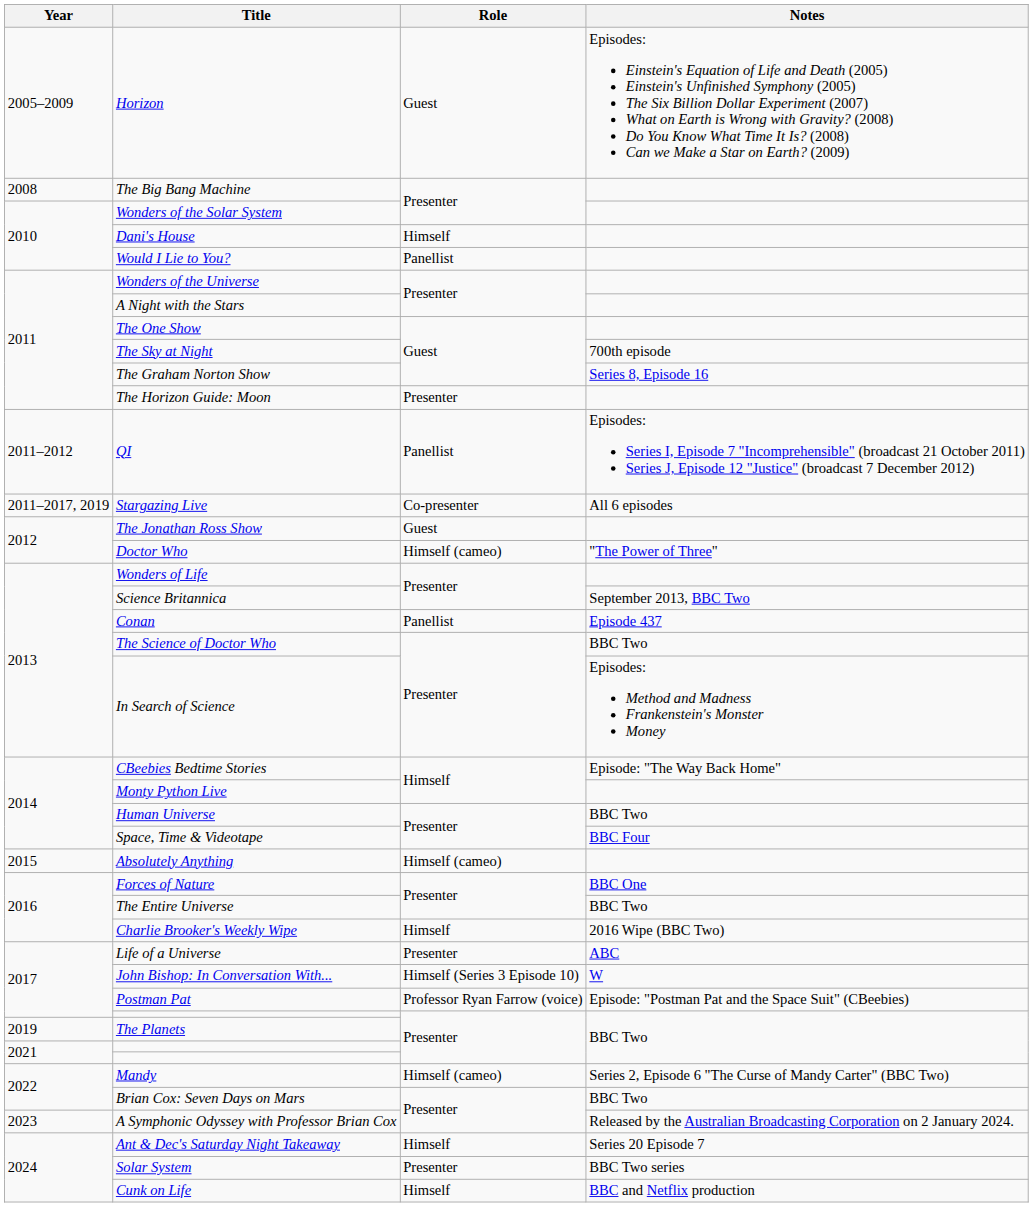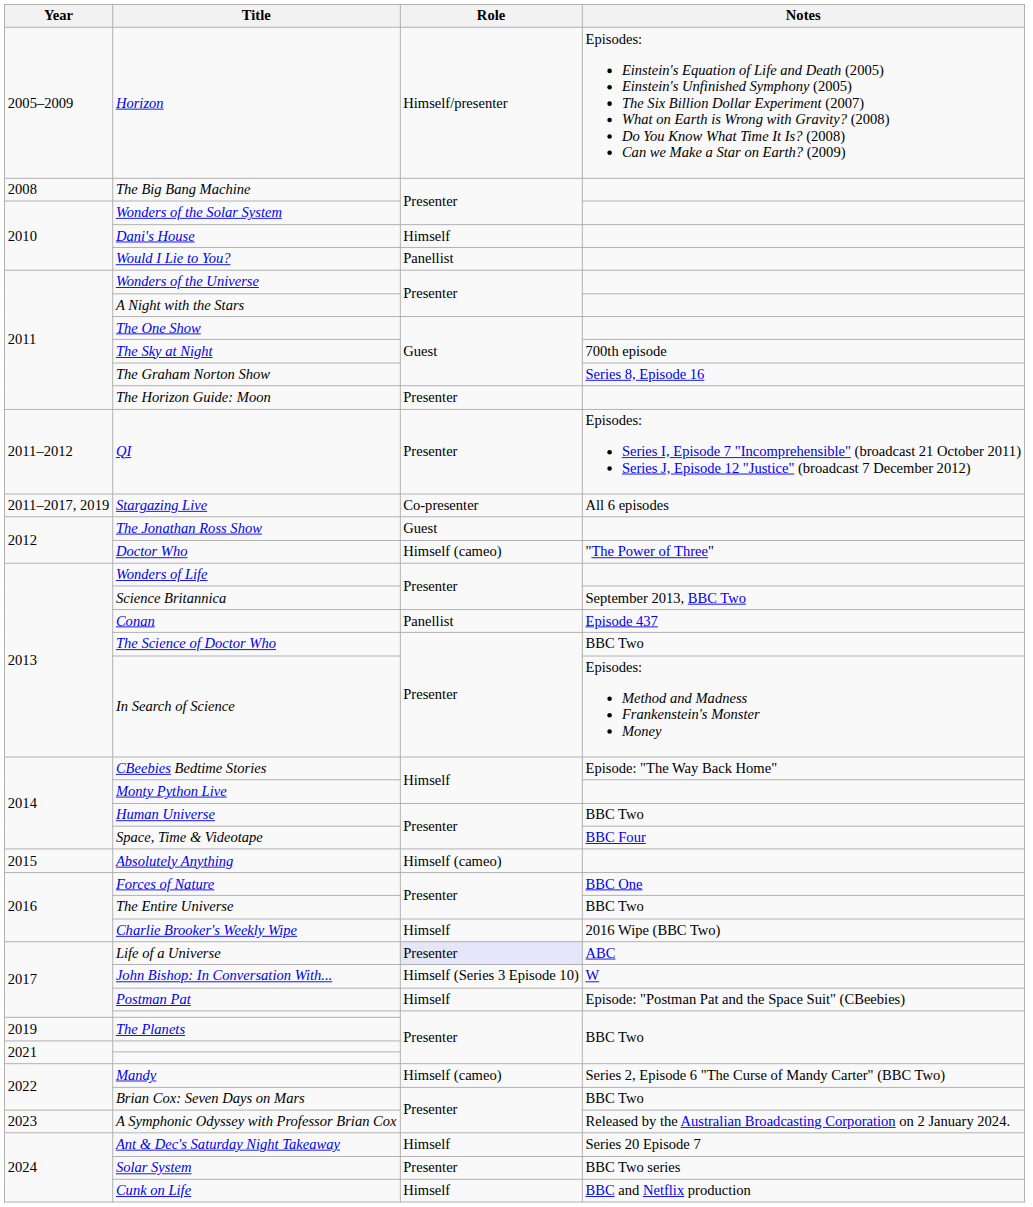(420, 102) Guest -> (455, 102) Himself/presenter
(428, 451) Panellist -> (430, 451) Presenter
(430, 953) no background -> (430, 953) lavender background
(493, 999) Professor Ryan Farrow (voice) -> (427, 999) Himself
